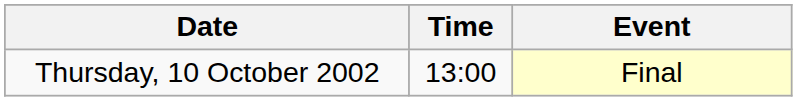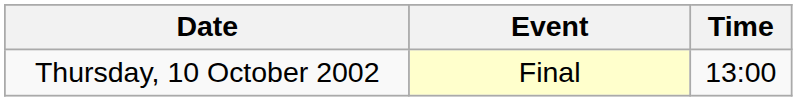columns swapped: (461, 27) <-> (652, 27)
